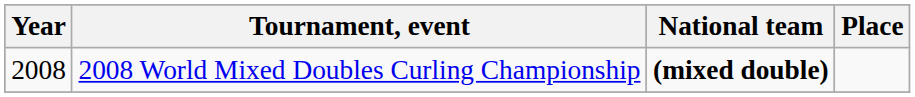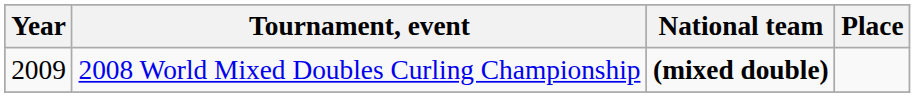(39, 69) 2008 -> (39, 69) 2009
